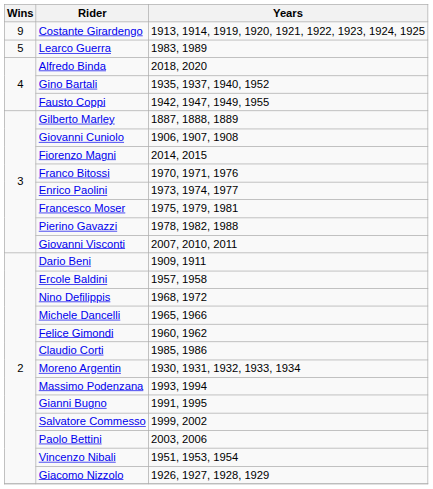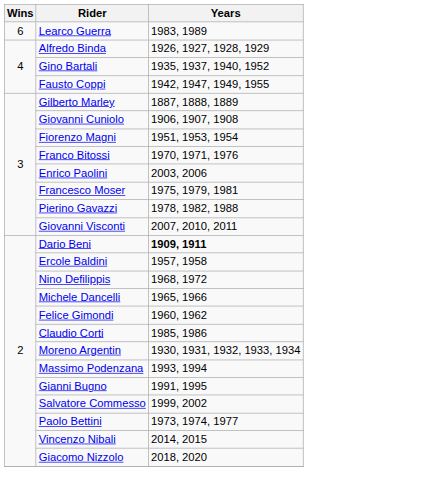- row: (91, 31)
(20, 48) 5 -> (20, 31) 6
(179, 66) 2018, 2020 -> (210, 48) 1926, 1927, 1928, 1929
(179, 155) 2014, 2015 -> (195, 137) 1951, 1953, 1954
(195, 191) 1973, 1974, 1977 -> (179, 173) 2003, 2006
(179, 262) normal -> (179, 244) bold
(179, 439) 2003, 2006 -> (195, 421) 1973, 1974, 1977
(195, 457) 1951, 1953, 1954 -> (179, 439) 2014, 2015
(210, 475) 1926, 1927, 1928, 1929 -> (179, 457) 2018, 2020
